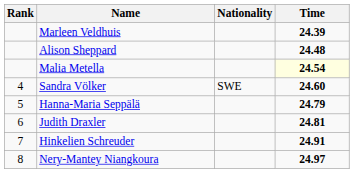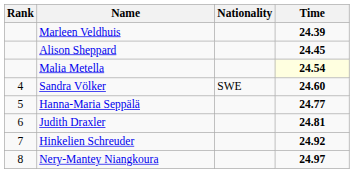(312, 50) 24.48 -> (312, 50) 24.45
(312, 104) 24.79 -> (312, 104) 24.77
(312, 141) 24.91 -> (312, 141) 24.92
